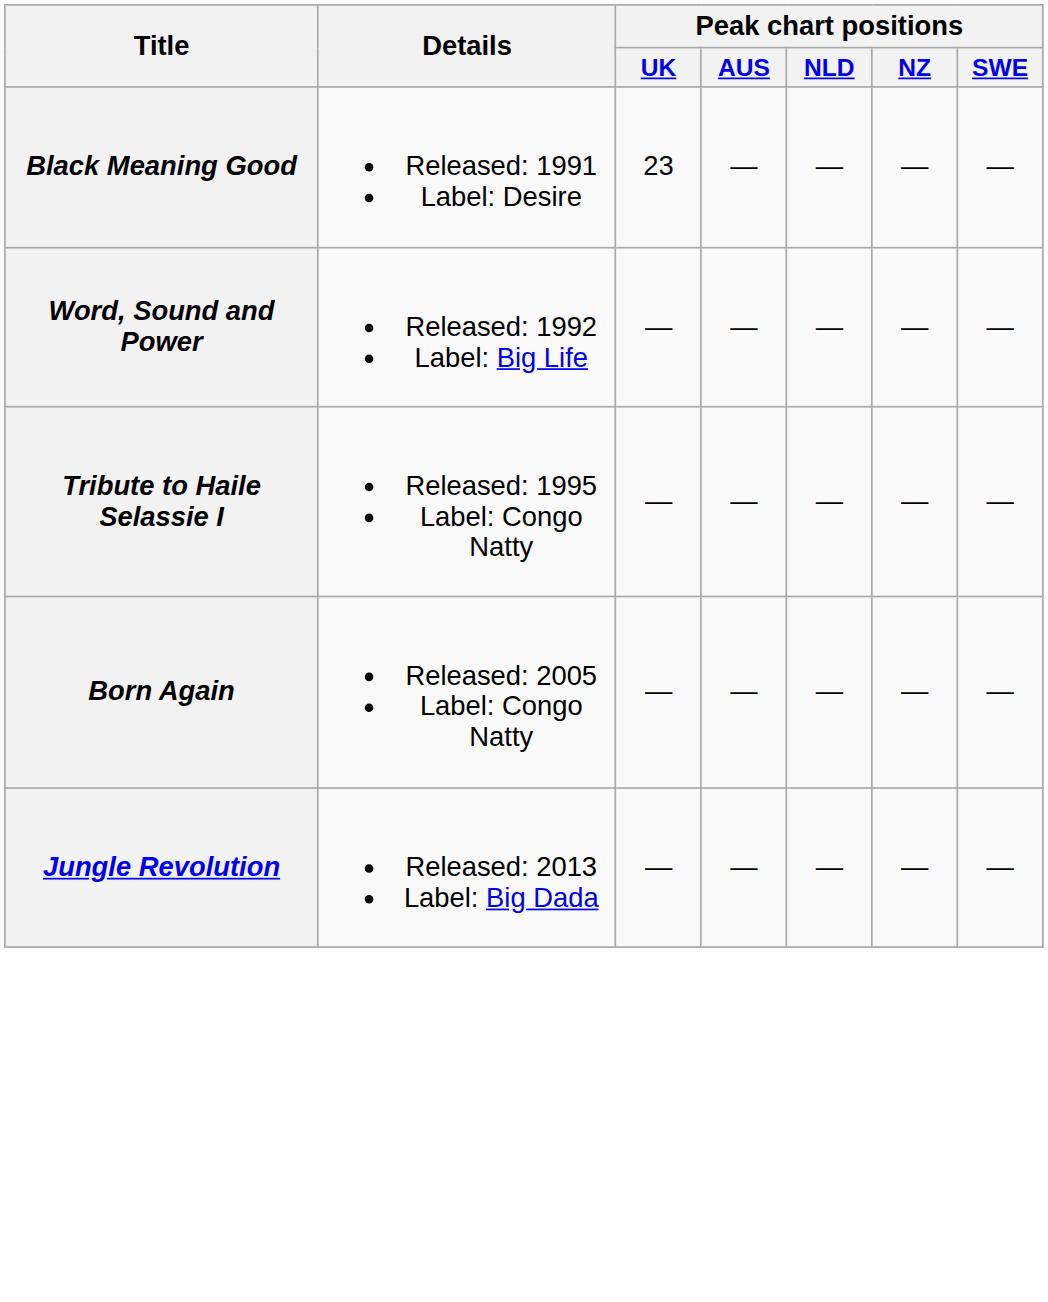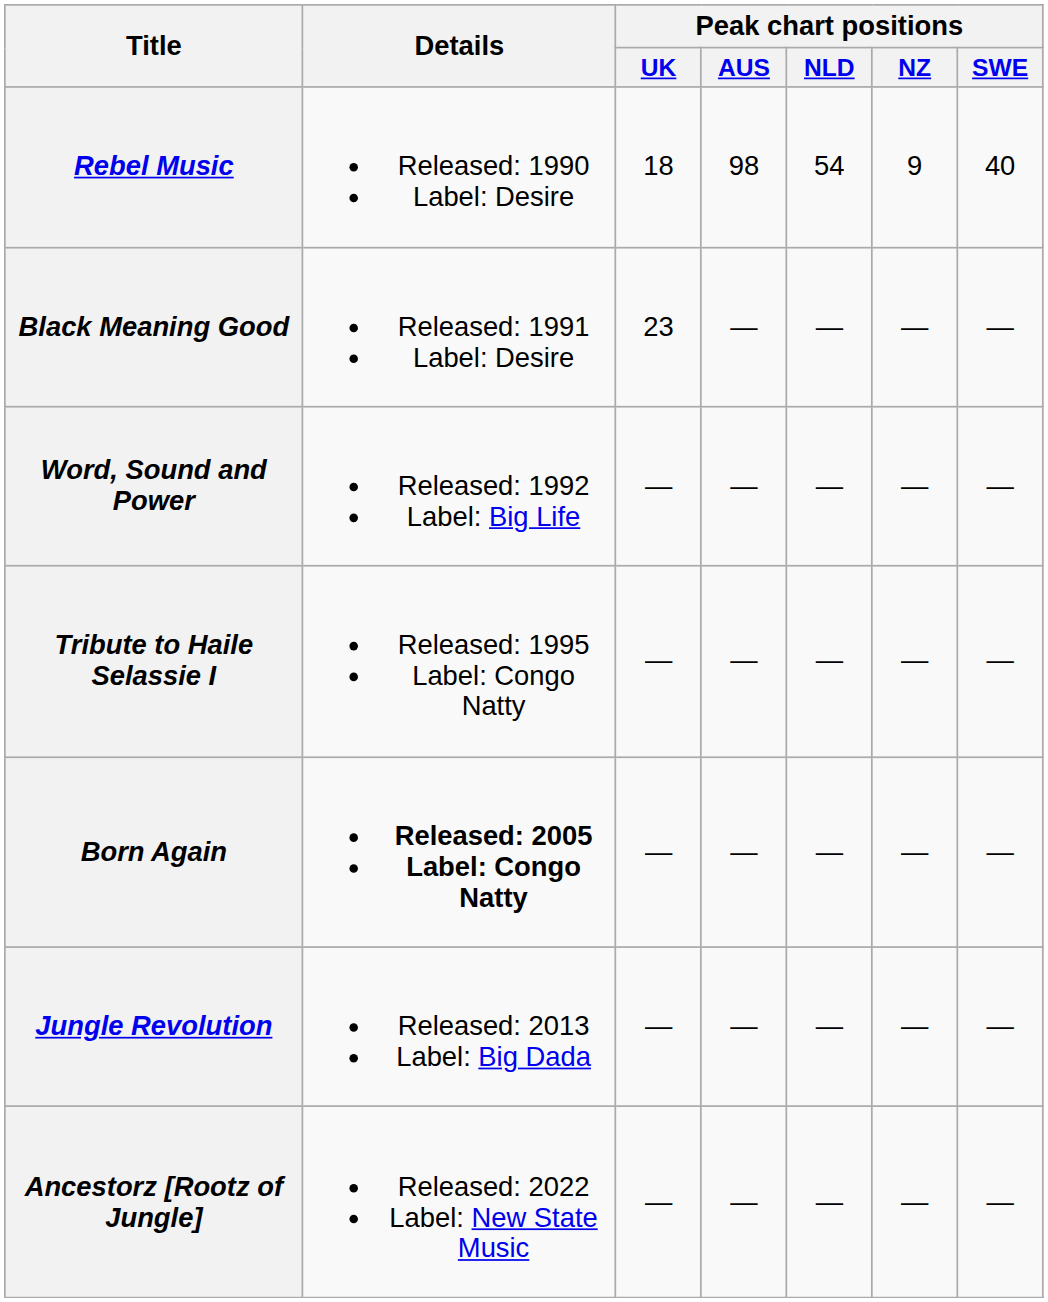+ row: (154, 166)
(467, 708) normal -> (459, 867) bold
+ row: (154, 1201)
